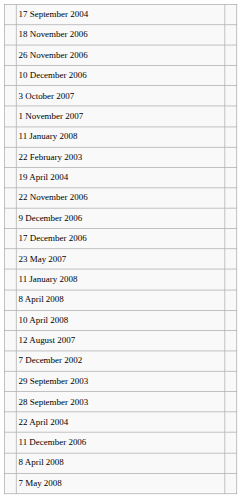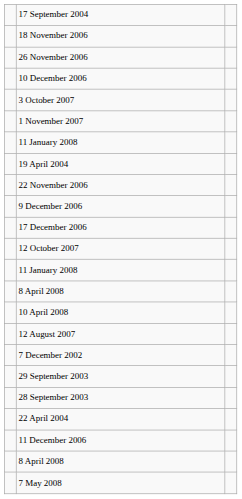- row: (10, 157)
- row: (10, 259)
+ row: (10, 249)
